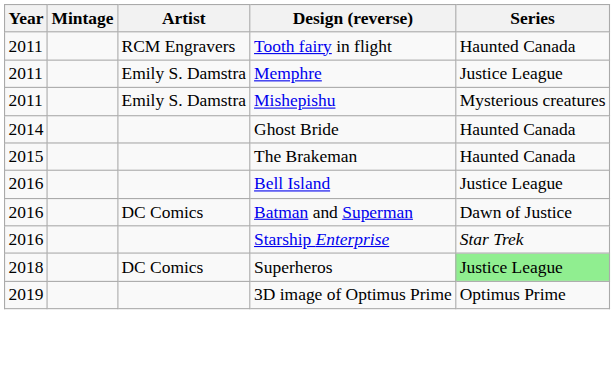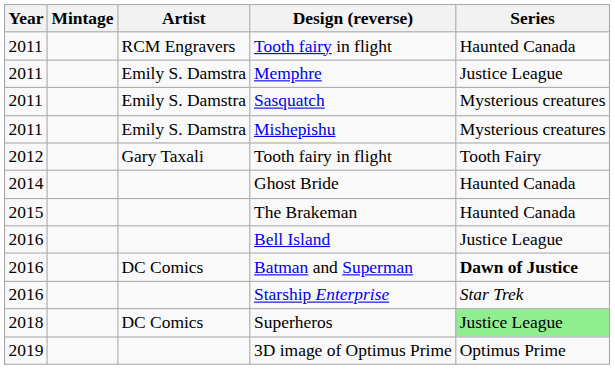+ row: (26, 101)
+ row: (26, 156)
(516, 211) normal -> (519, 267) bold
